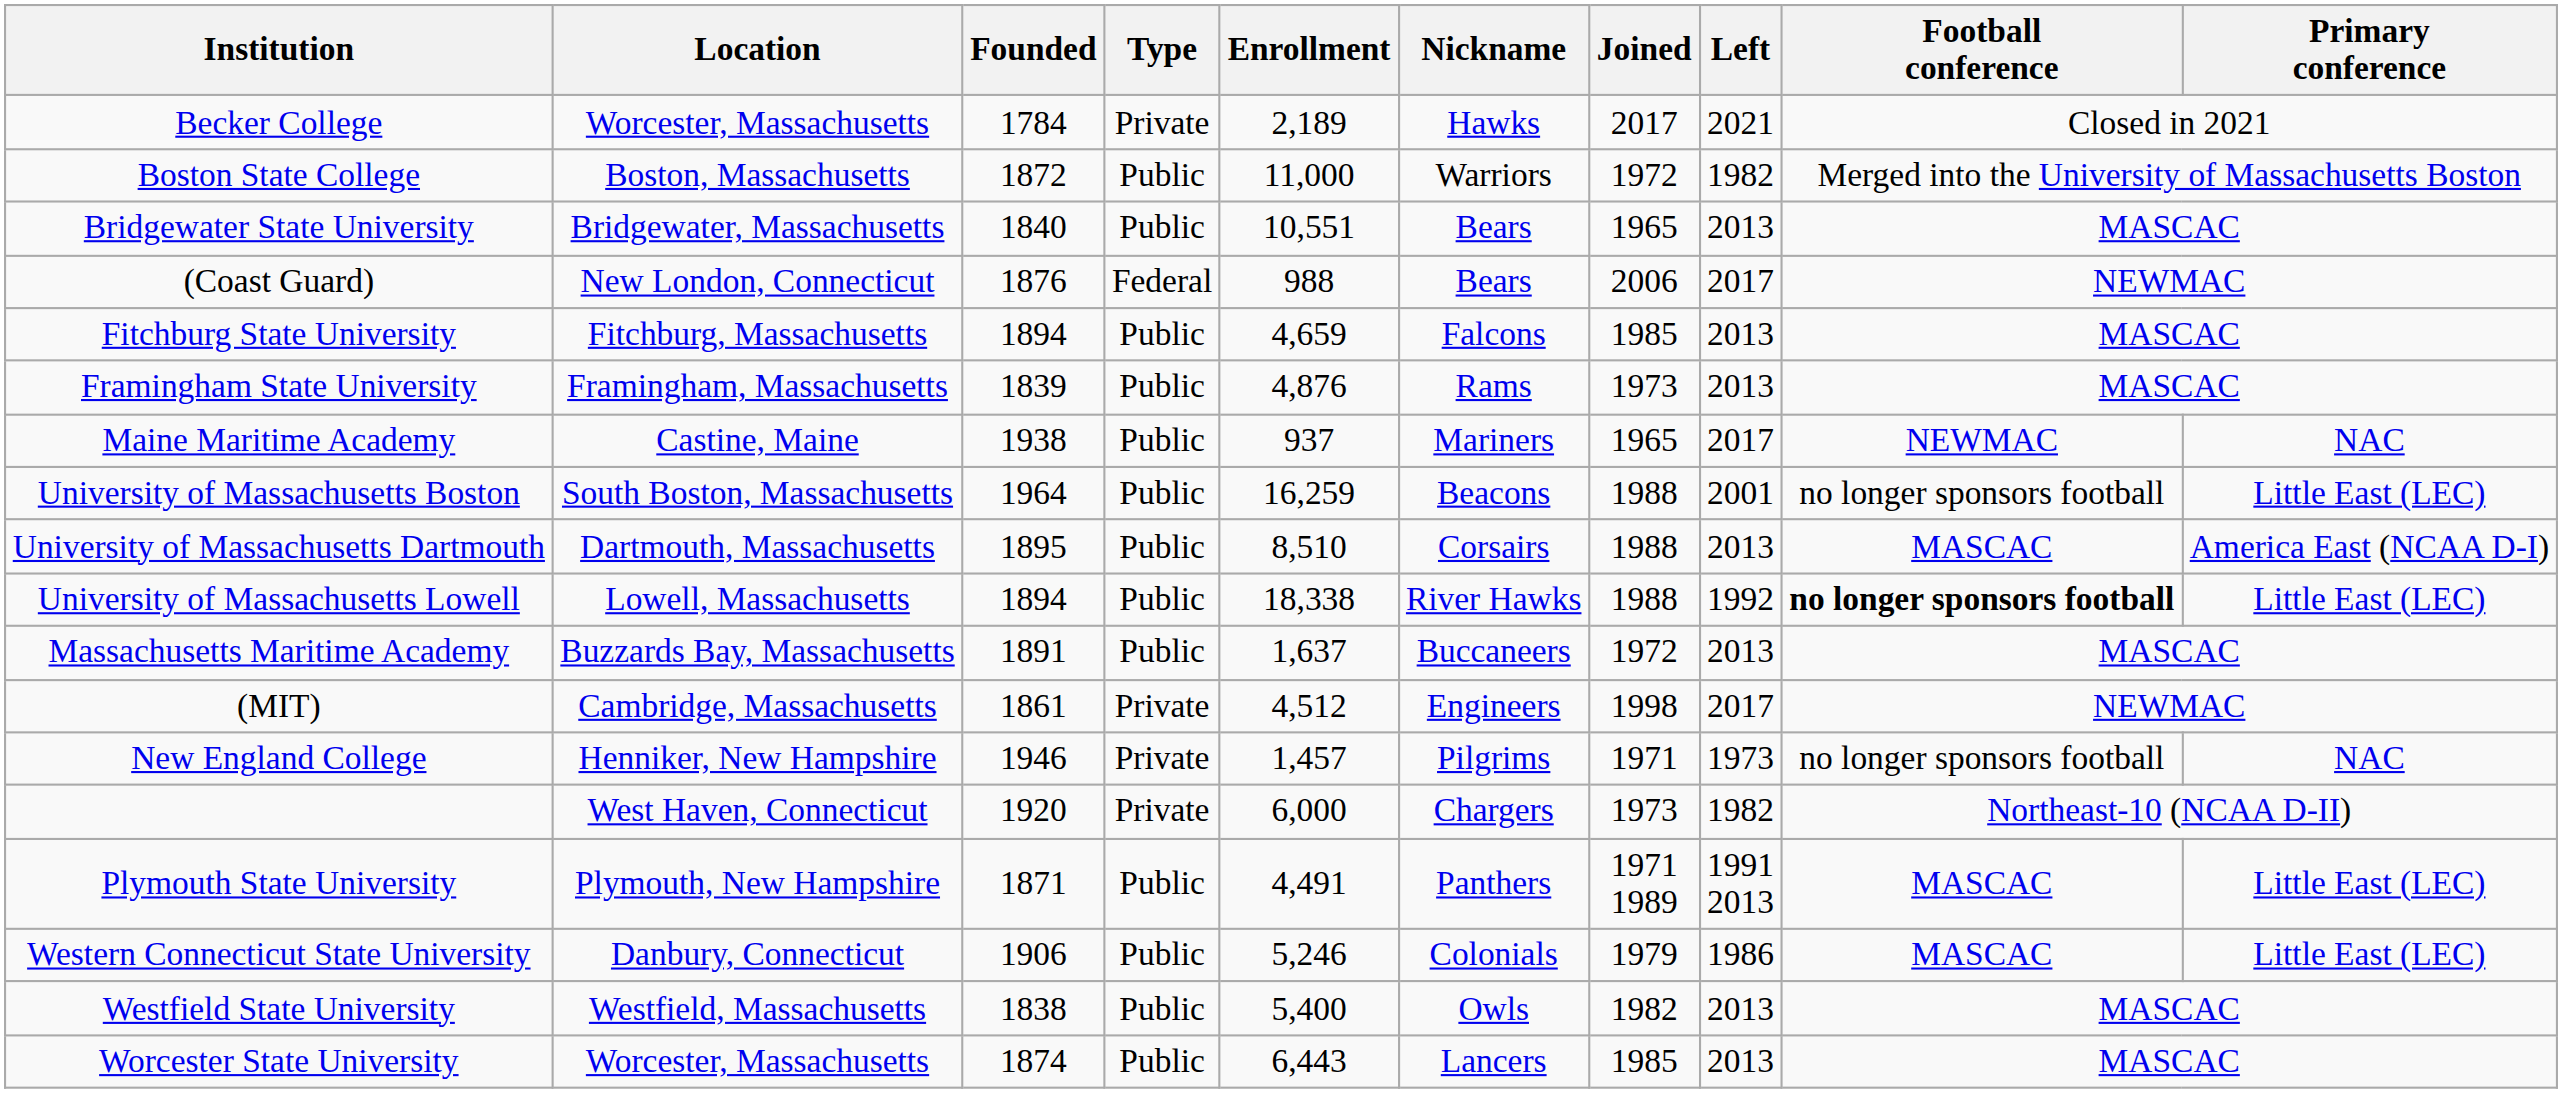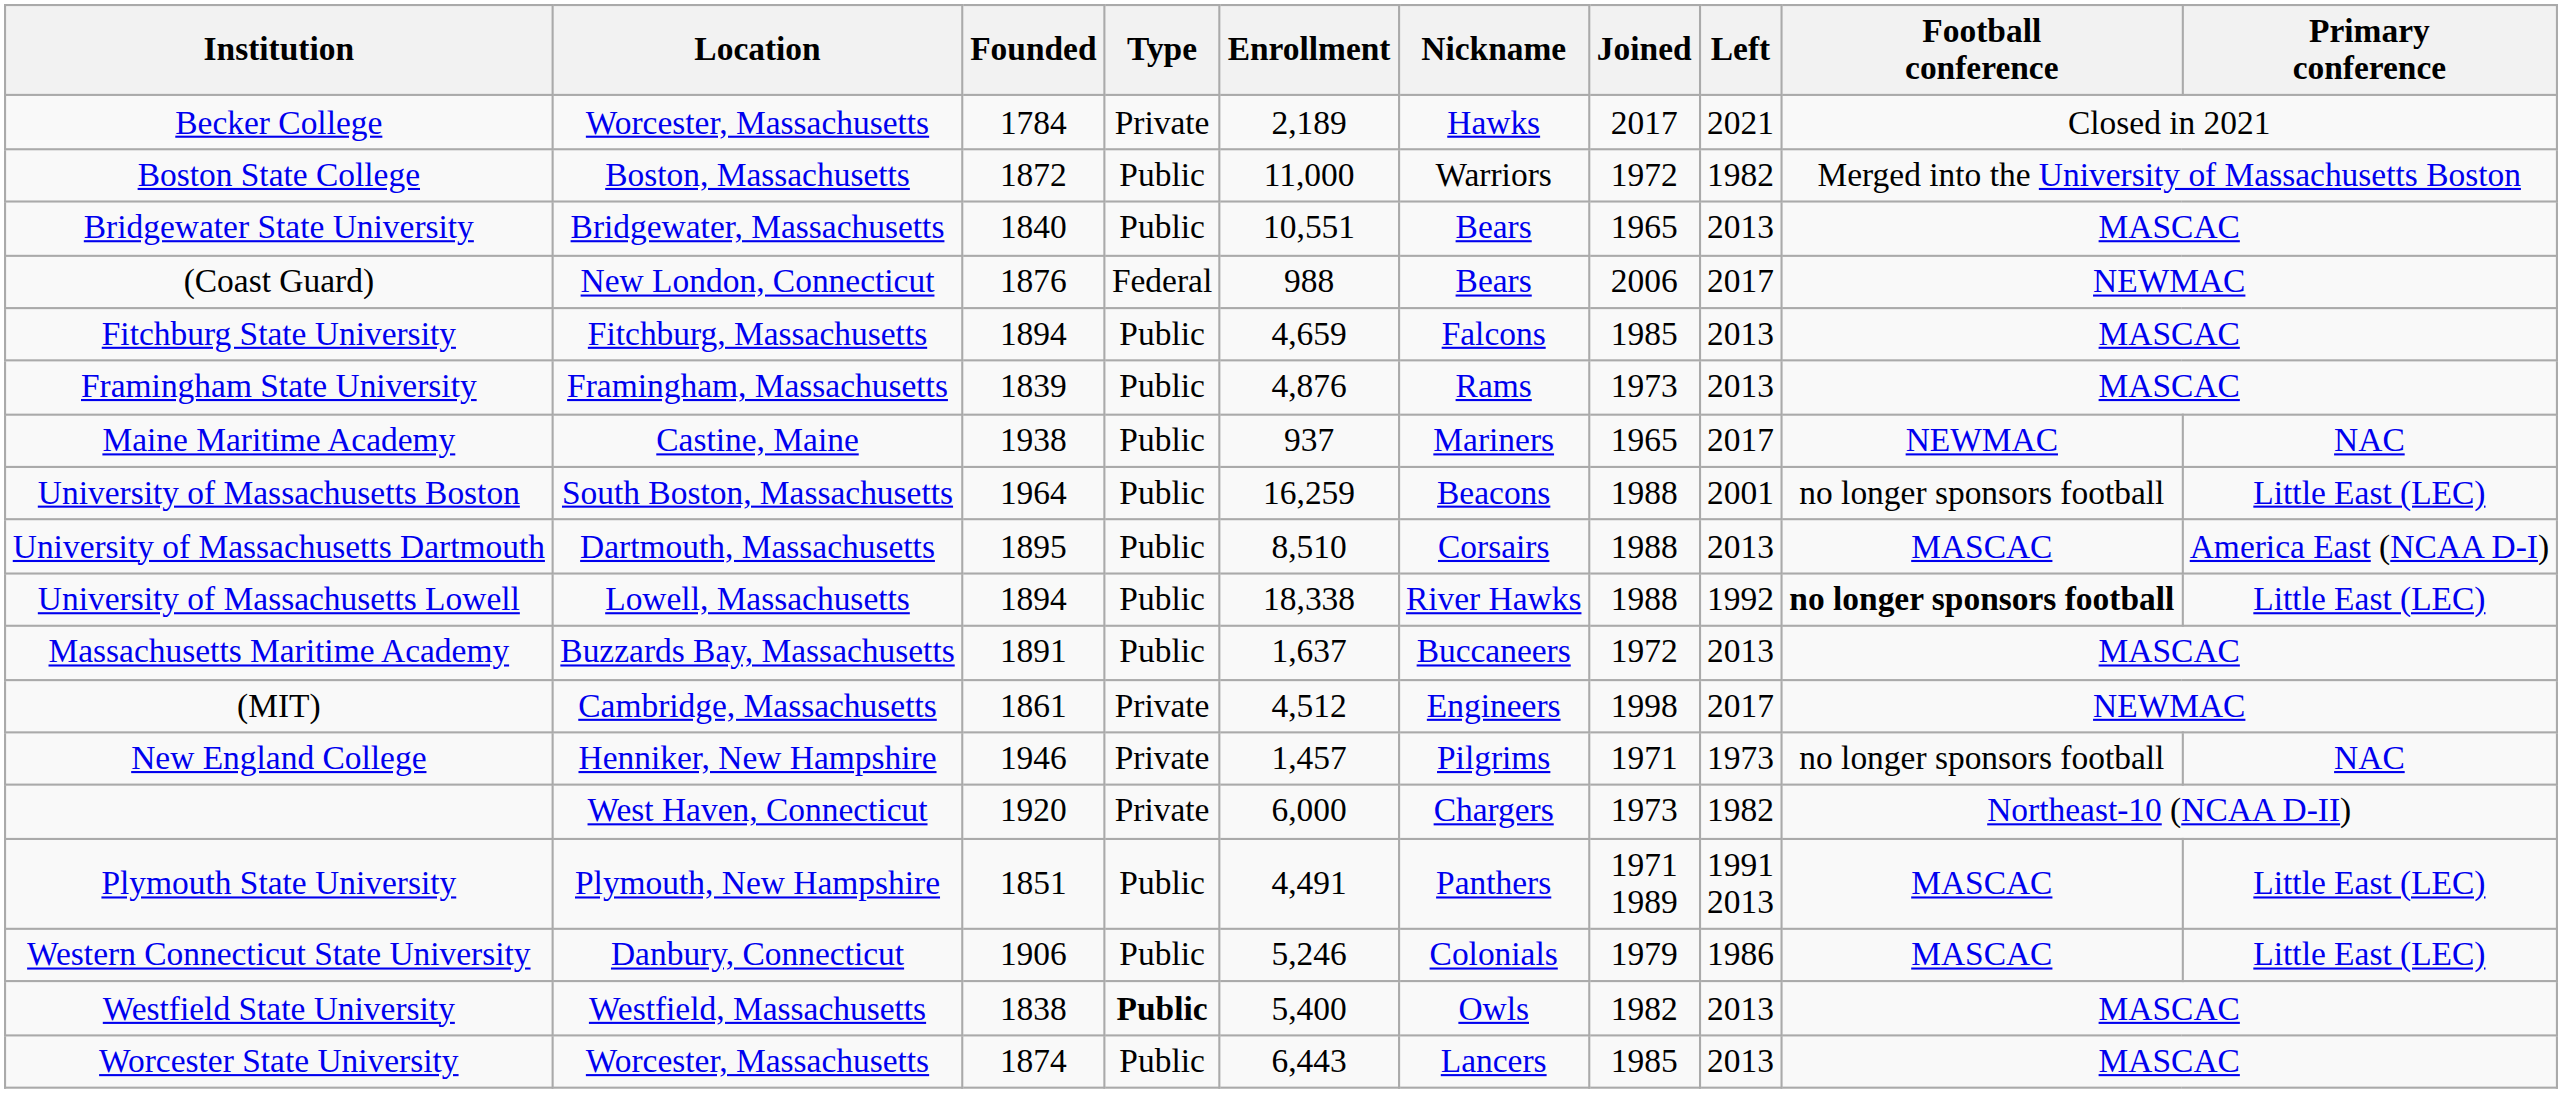(1033, 882) 1871 -> (1033, 882) 1851
(1162, 1007) normal -> (1162, 1007) bold
